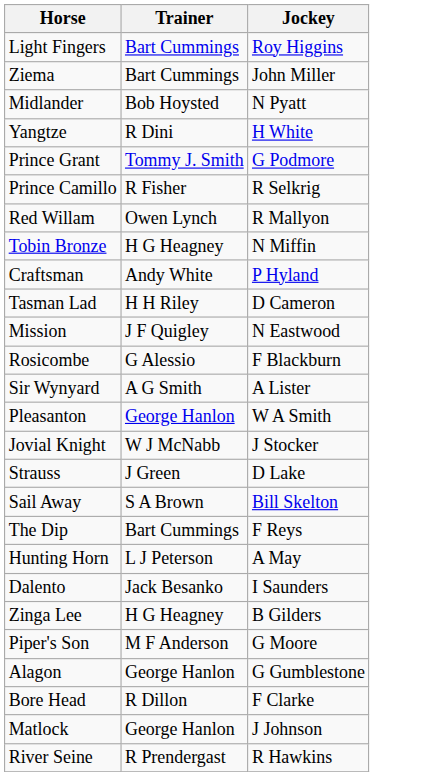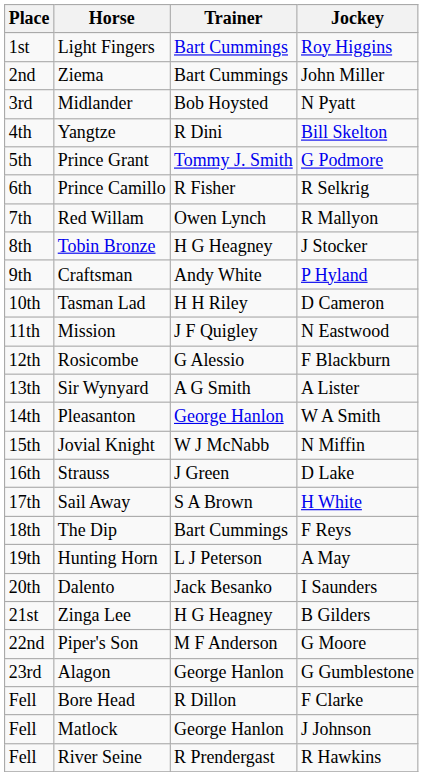+ column: (29, 18)
(282, 132) H White -> (344, 132) Bill Skelton
(284, 246) N Miffin -> (334, 246) J Stocker
(285, 445) J Stocker -> (333, 445) N Miffin
(295, 501) Bill Skelton -> (331, 501) H White
